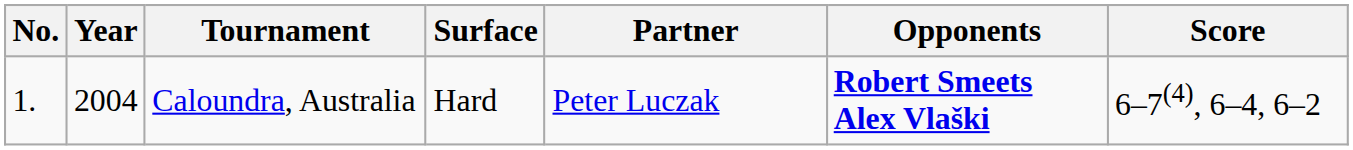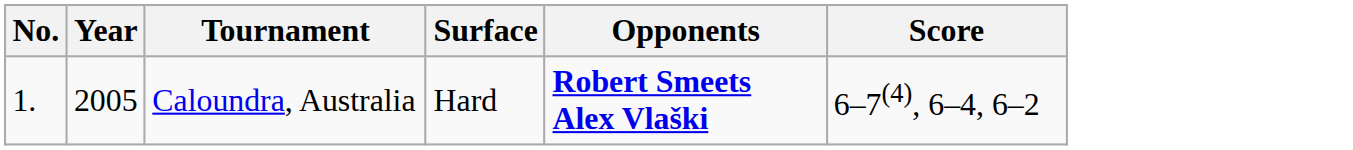- column: (686, 29)
(106, 99) 2004 -> (106, 99) 2005
